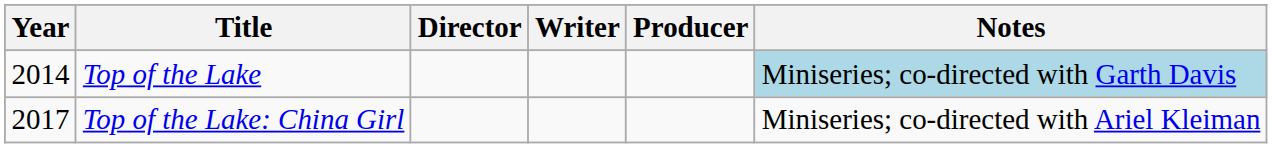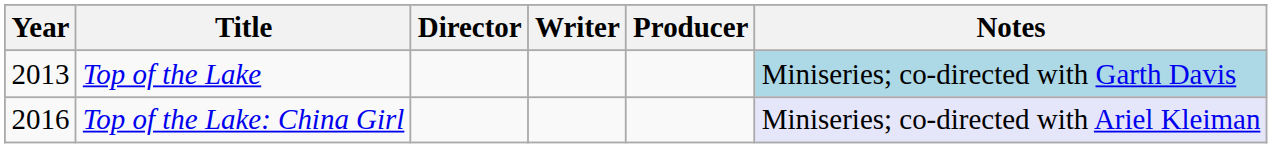(41, 73) 2014 -> (41, 73) 2013
(41, 119) 2017 -> (41, 119) 2016
(1011, 119) no background -> (1011, 119) lavender background
